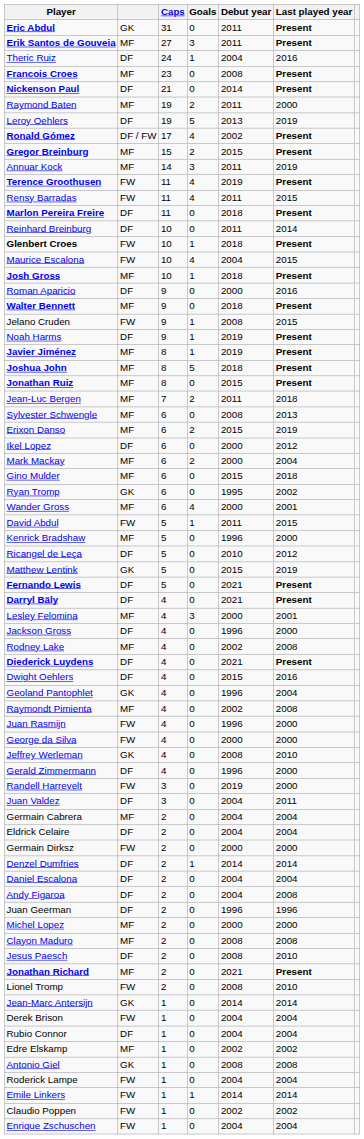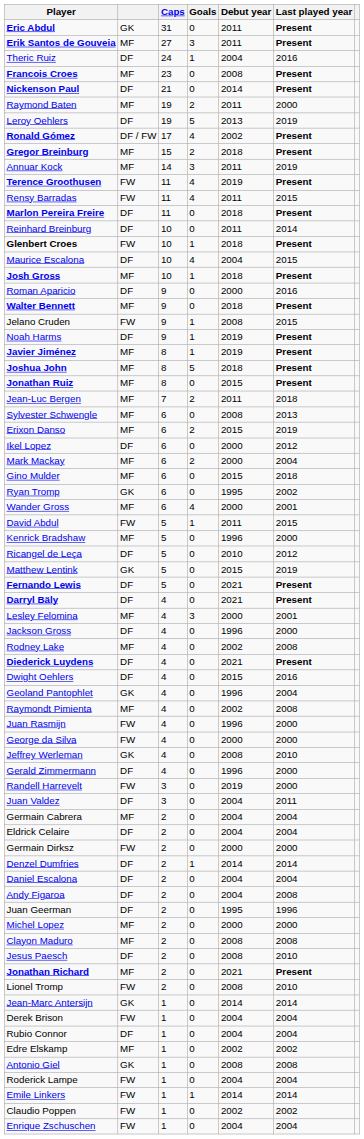(232, 151) 2015 -> (232, 151) 2018
(128, 259) FW -> (127, 259) DF
(232, 910) 1996 -> (232, 910) 1995
